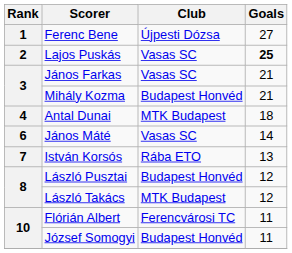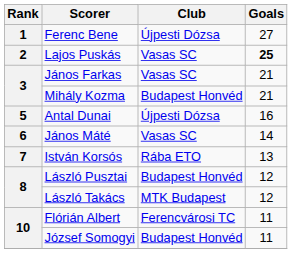(23, 116) 4 -> (23, 116) 5
(183, 116) MTK Budapest -> (180, 116) Újpesti Dózsa
(266, 116) 18 -> (266, 116) 16
